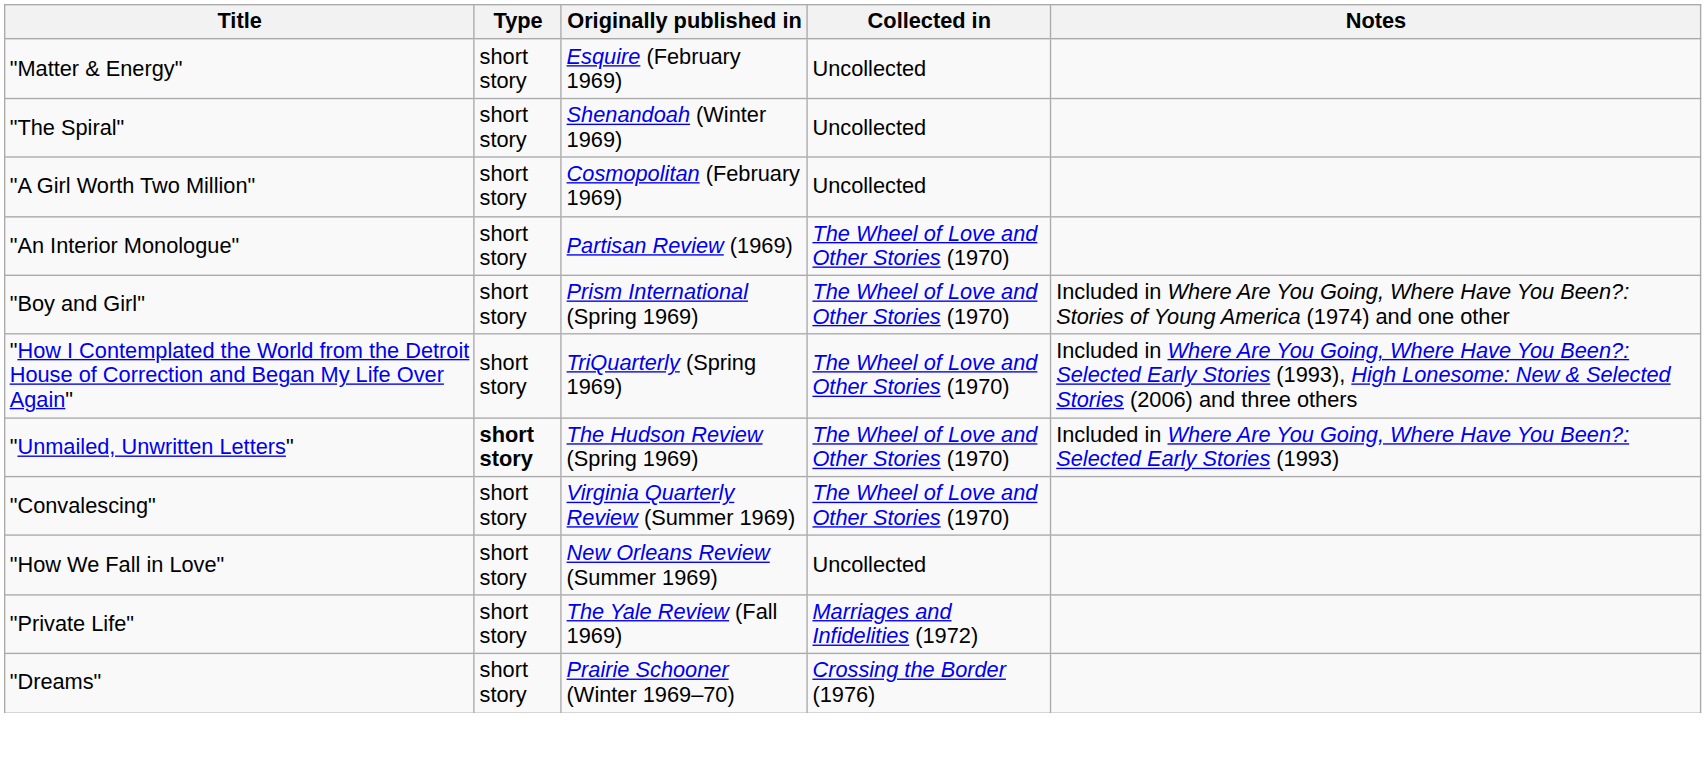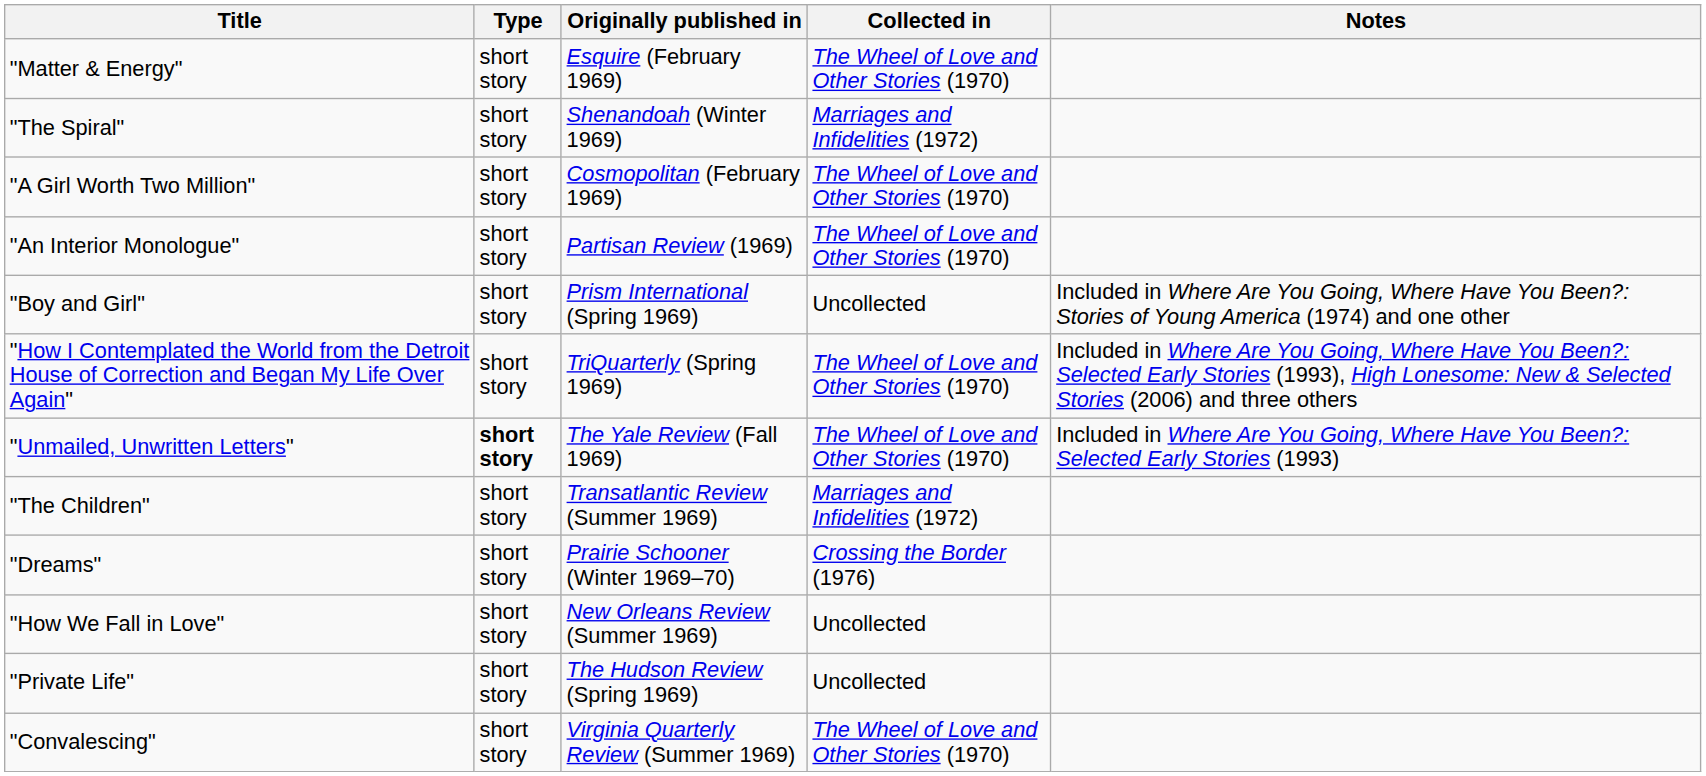(869, 68) Uncollected -> (925, 68) The Wheel of Love and Other Stories (1970)
(869, 127) Uncollected -> (895, 127) Marriages and Infidelities (1972)
(869, 186) Uncollected -> (925, 186) The Wheel of Love and Other Stories (1970)
(925, 304) The Wheel of Love and Other Stories (1970) -> (869, 304) Uncollected
(665, 446) The Hudson Review (Spring 1969) -> (672, 446) The Yale Review (Fall 1969)
+ row: (80, 505)
rows swapped: (83, 505) <-> (56, 682)
(672, 623) The Yale Review (Fall 1969) -> (665, 682) The Hudson Review (Spring 1969)
(895, 623) Marriages and Infidelities (1972) -> (869, 682) Uncollected
